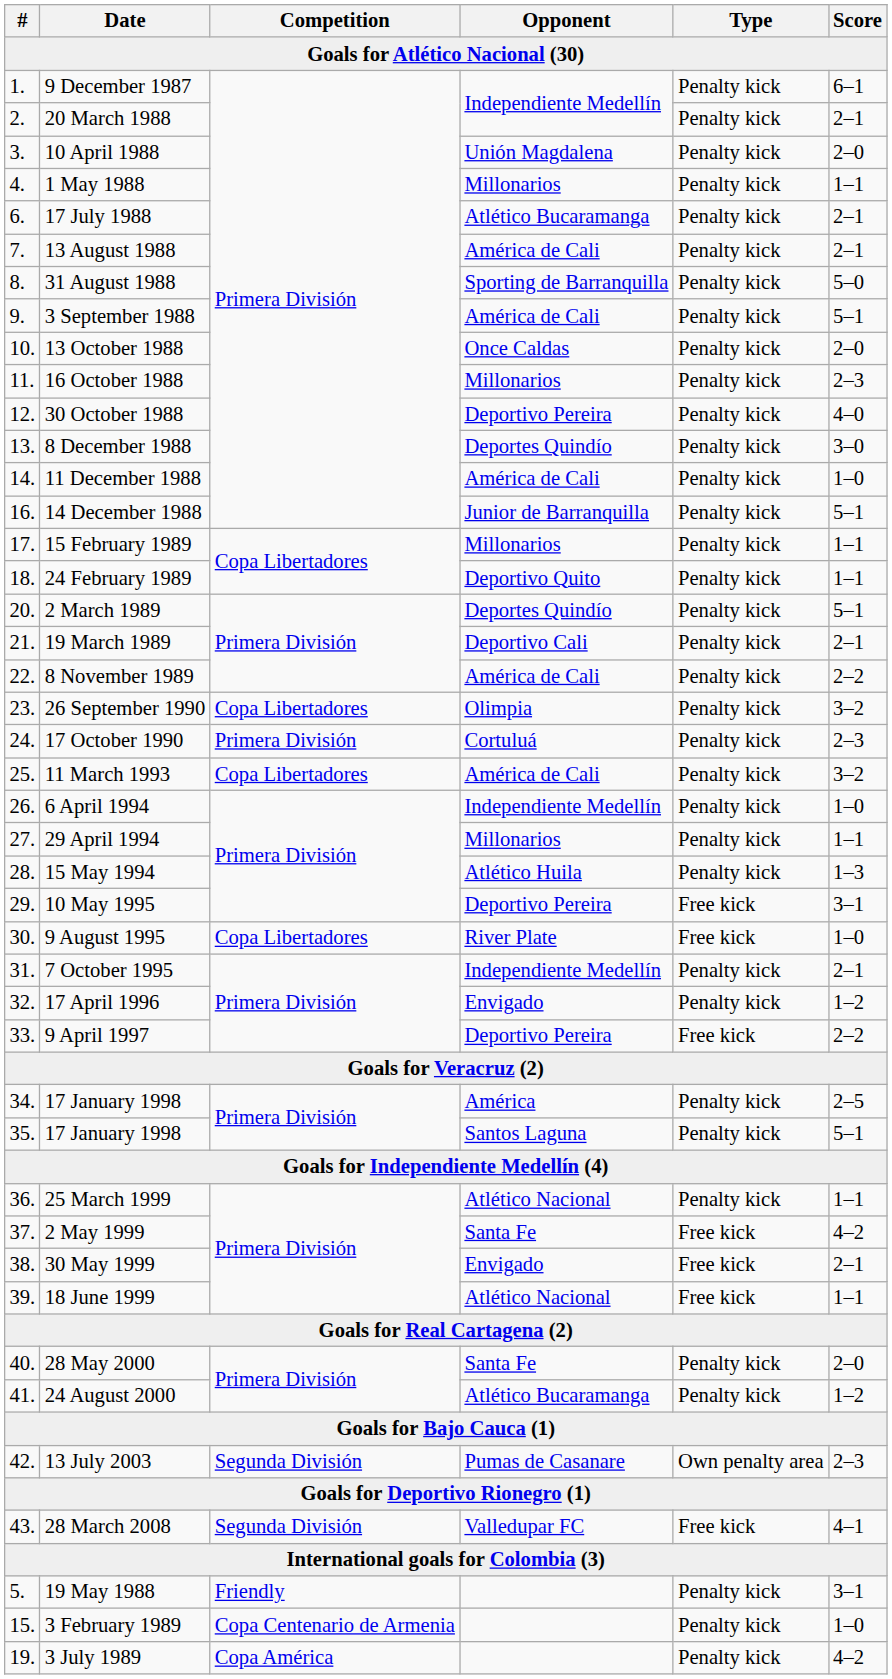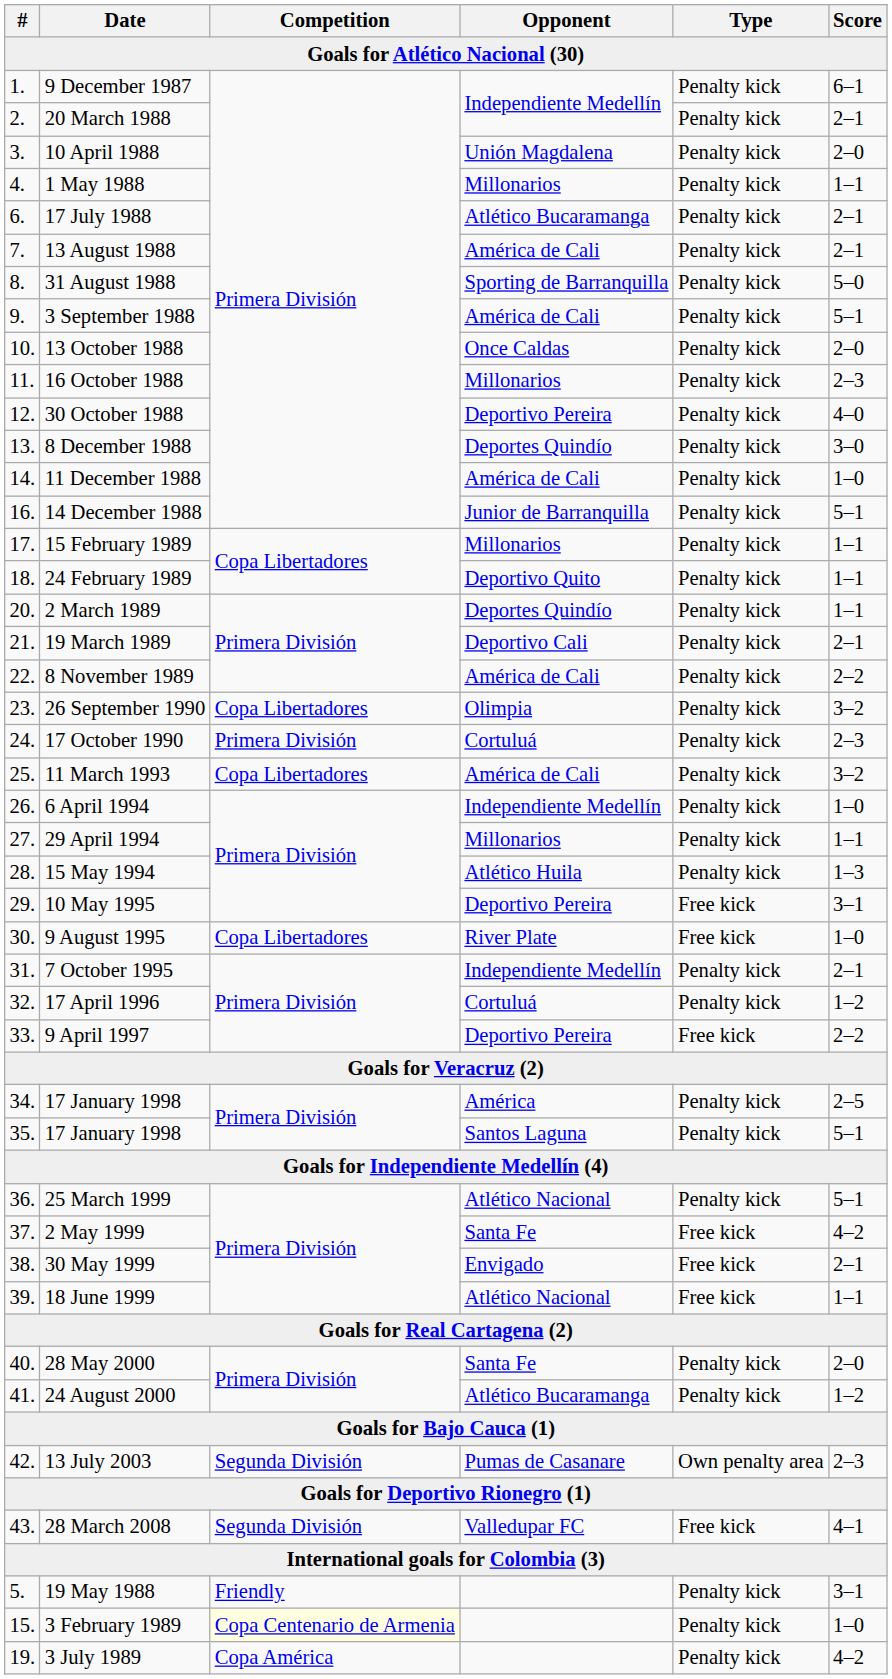(849, 610) 5–1 -> (849, 610) 1–1
(504, 1002) Envigado -> (501, 1002) Cortuluá
(849, 1199) 1–1 -> (849, 1199) 5–1
(335, 1624) no background -> (335, 1624) lightyellow background
